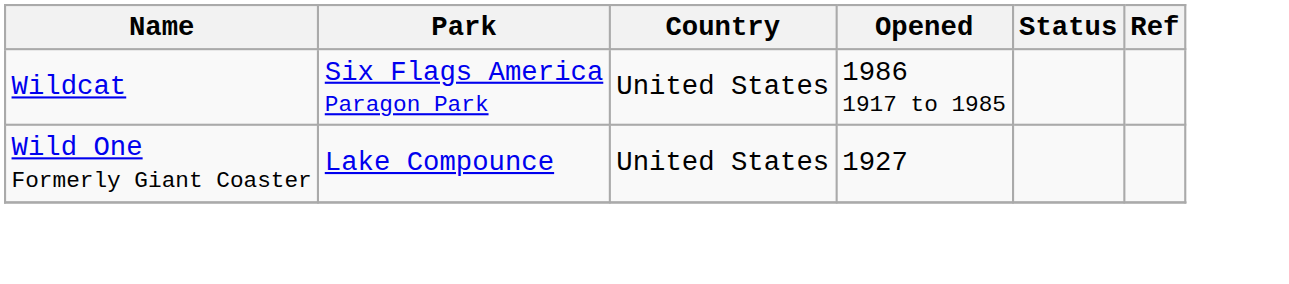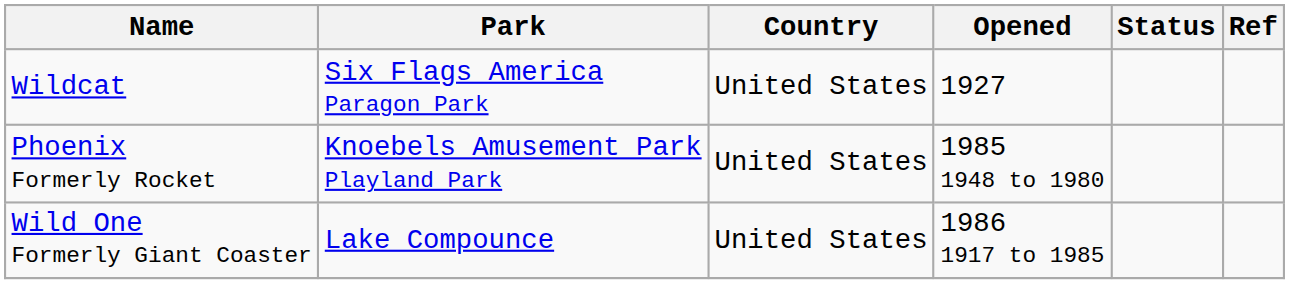(924, 86) 1986 1917 to 1985 -> (973, 88) 1927
+ row: (114, 162)
(875, 164) 1927 -> (1022, 238) 1986 1917 to 1985
